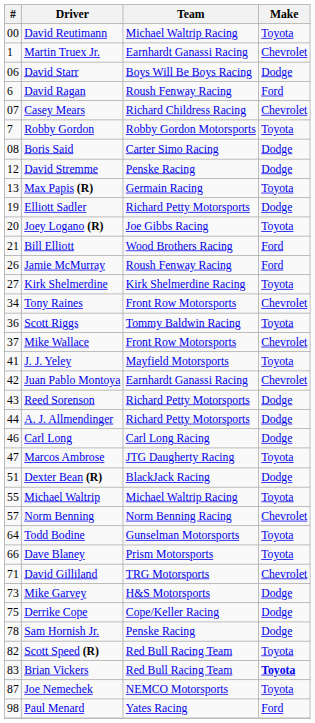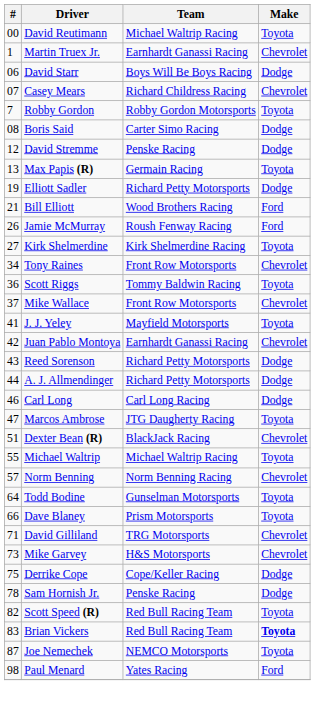- row: (55, 91)
- row: (64, 226)
(277, 477) Dodge -> (284, 438) Chevrolet
(277, 593) Dodge -> (284, 554) Chevrolet
